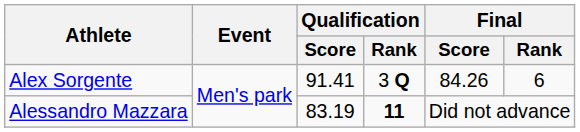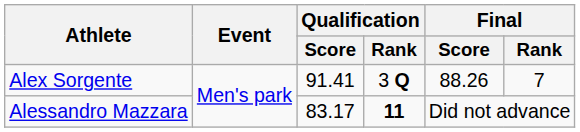(464, 81) 84.26 -> (464, 81) 88.26
(539, 81) 6 -> (539, 81) 7
(330, 112) 83.19 -> (330, 112) 83.17
